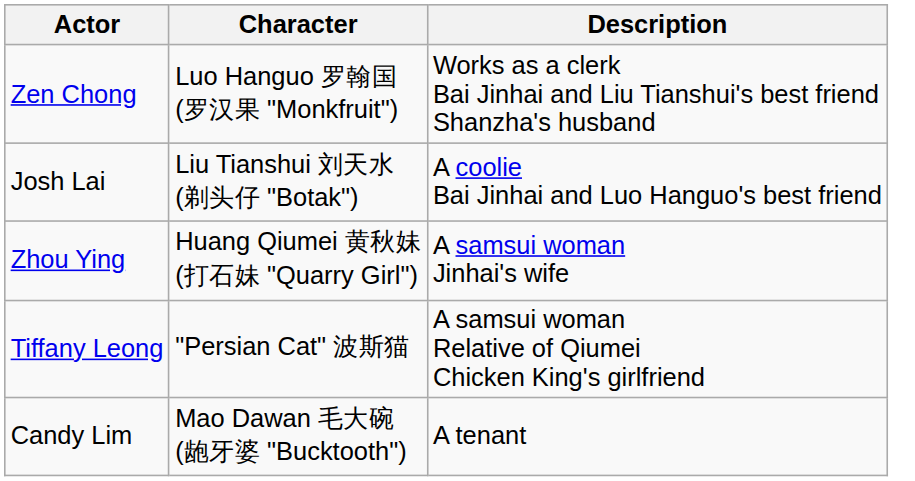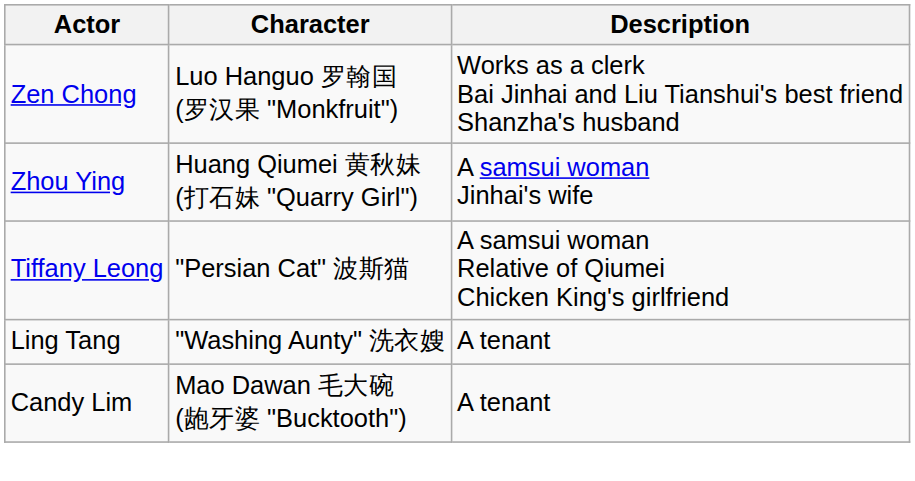- row: (58, 181)
+ row: (66, 341)
